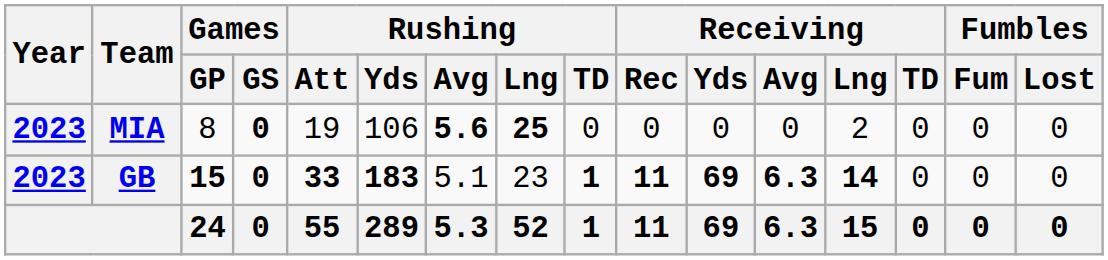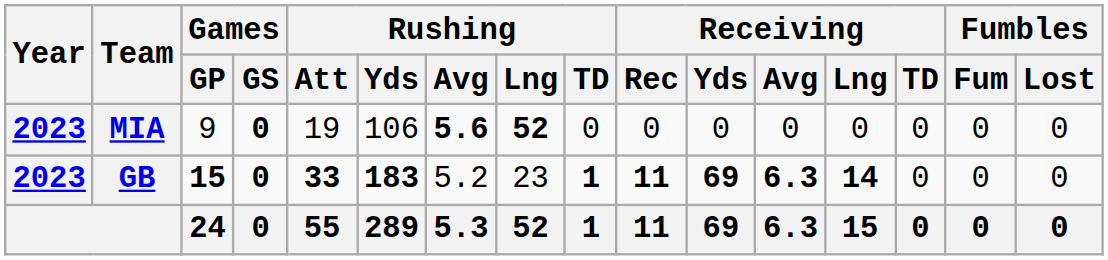(208, 130) 8 -> (208, 130) 9
(531, 130) 25 -> (531, 130) 52
(860, 130) 2 -> (860, 130) 0
(461, 179) 5.1 -> (461, 179) 5.2
